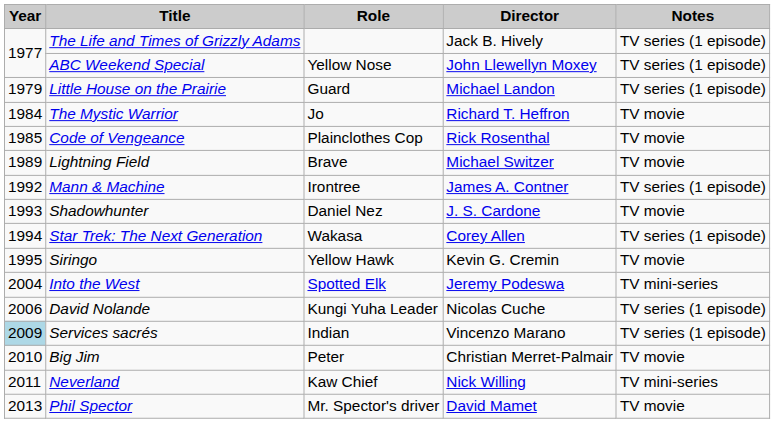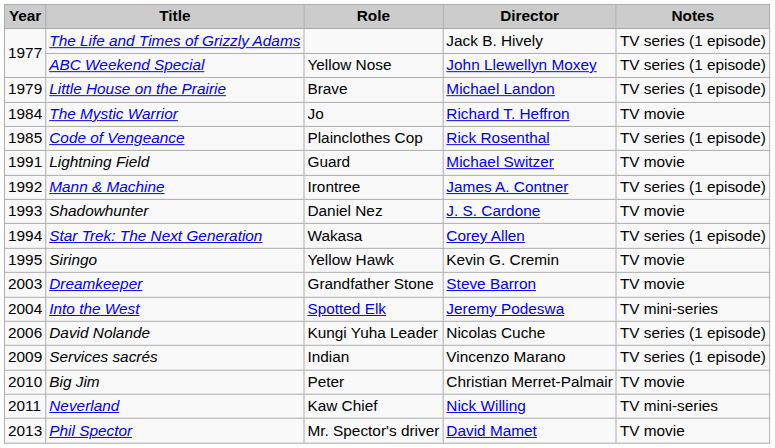(329, 89) Guard -> (328, 89) Brave
(652, 138) TV movie -> (693, 138) TV series (1 episode)
(25, 162) 1989 -> (25, 162) 1991
(328, 162) Brave -> (329, 162) Guard
+ row: (96, 284)
(25, 333) lightblue background -> (25, 357) no background
